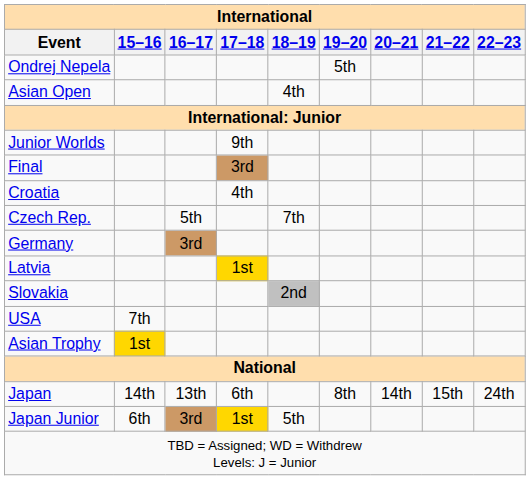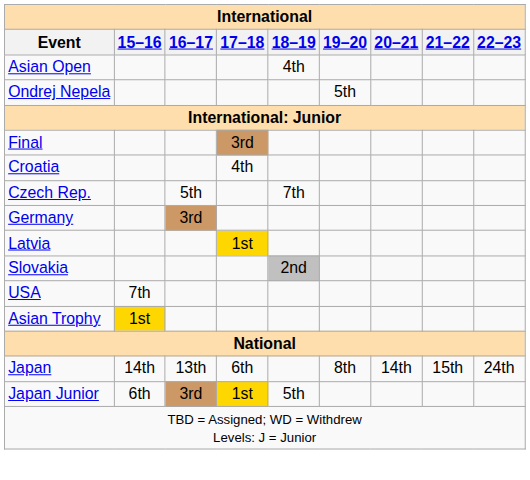rows swapped: (50, 92) <-> (59, 67)
- row: (56, 142)
